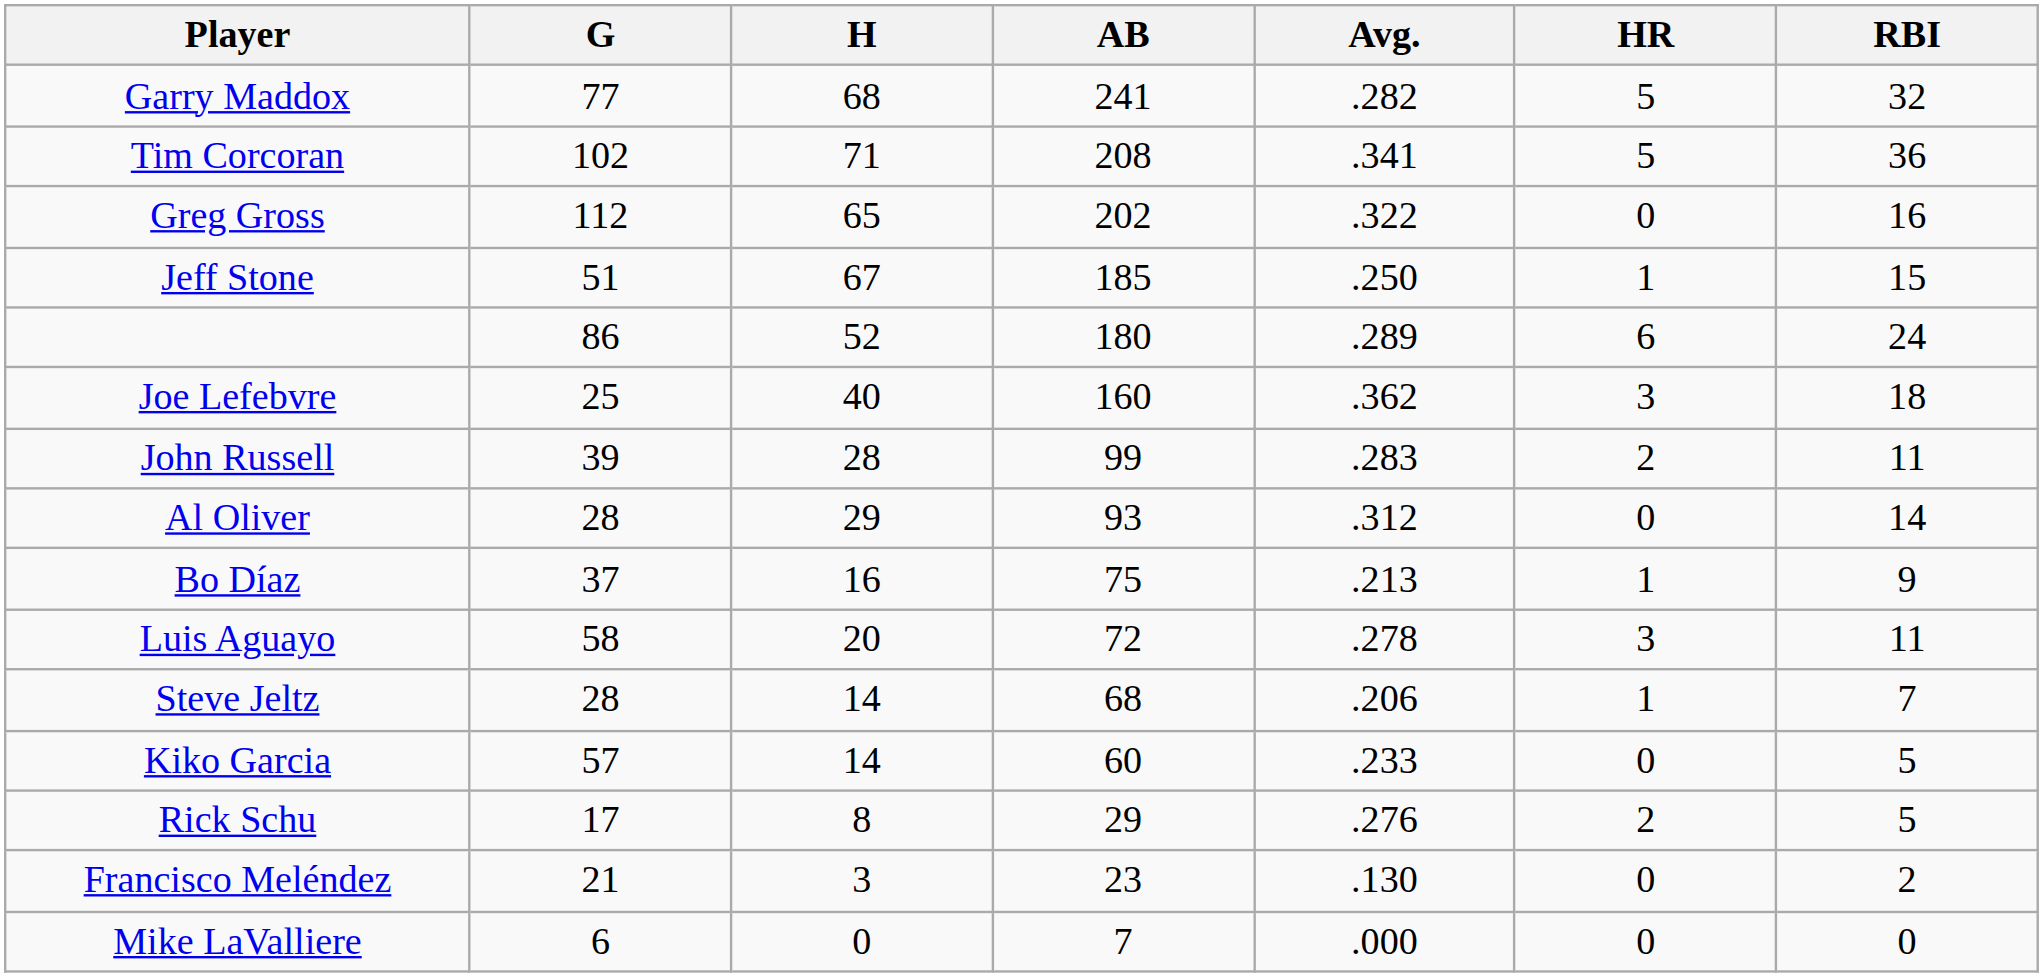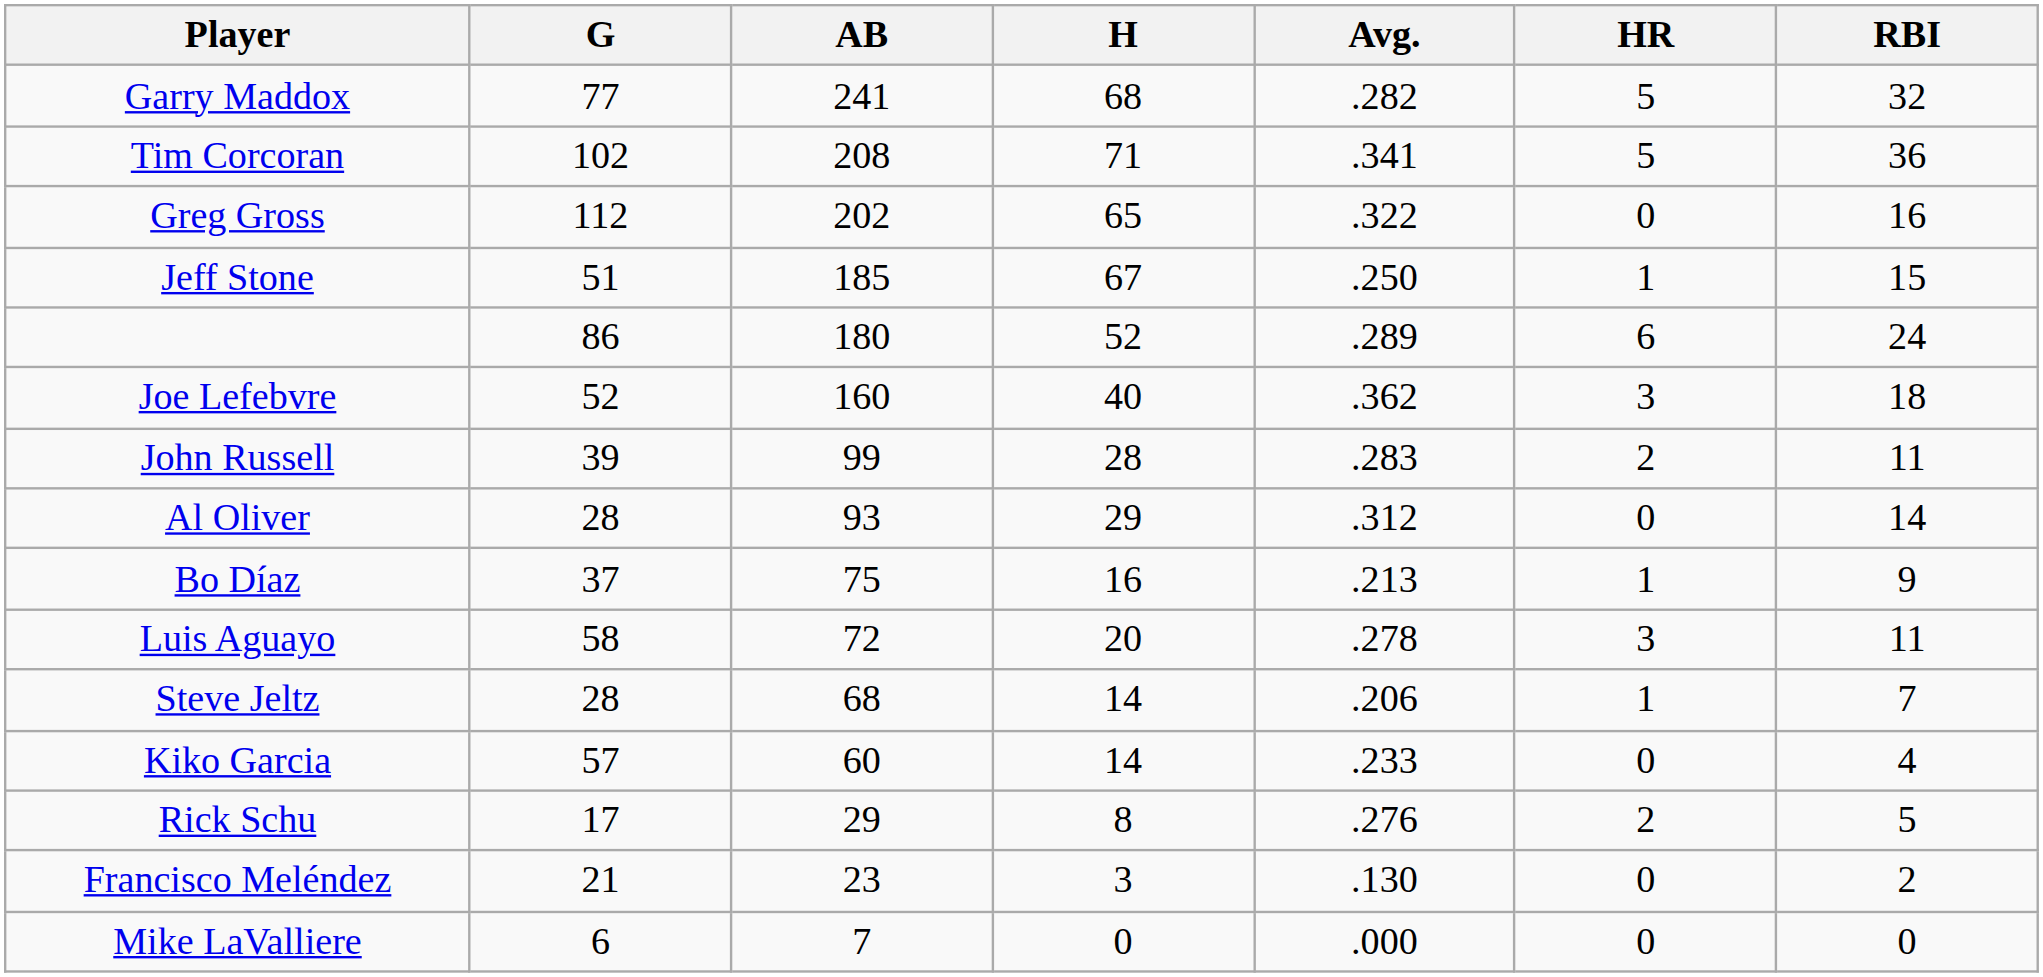columns swapped: (1123, 34) <-> (862, 34)
(600, 397) 25 -> (600, 397) 52
(1907, 759) 5 -> (1907, 759) 4
